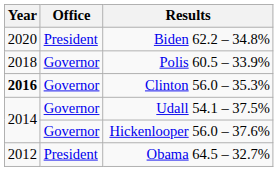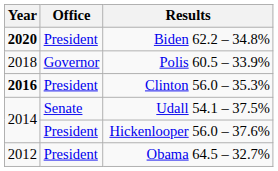(22, 39) normal -> (22, 39) bold
(72, 85) Governor -> (71, 85) President
(72, 108) Governor -> (63, 108) Senate
(72, 131) Governor -> (71, 131) President
